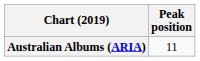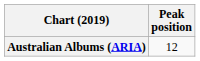(172, 46) 11 -> (172, 46) 12
